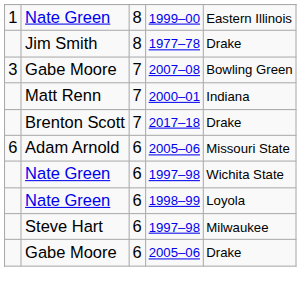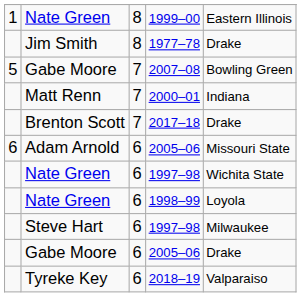(13, 69) 3 -> (13, 69) 5
+ row: (66, 278)
